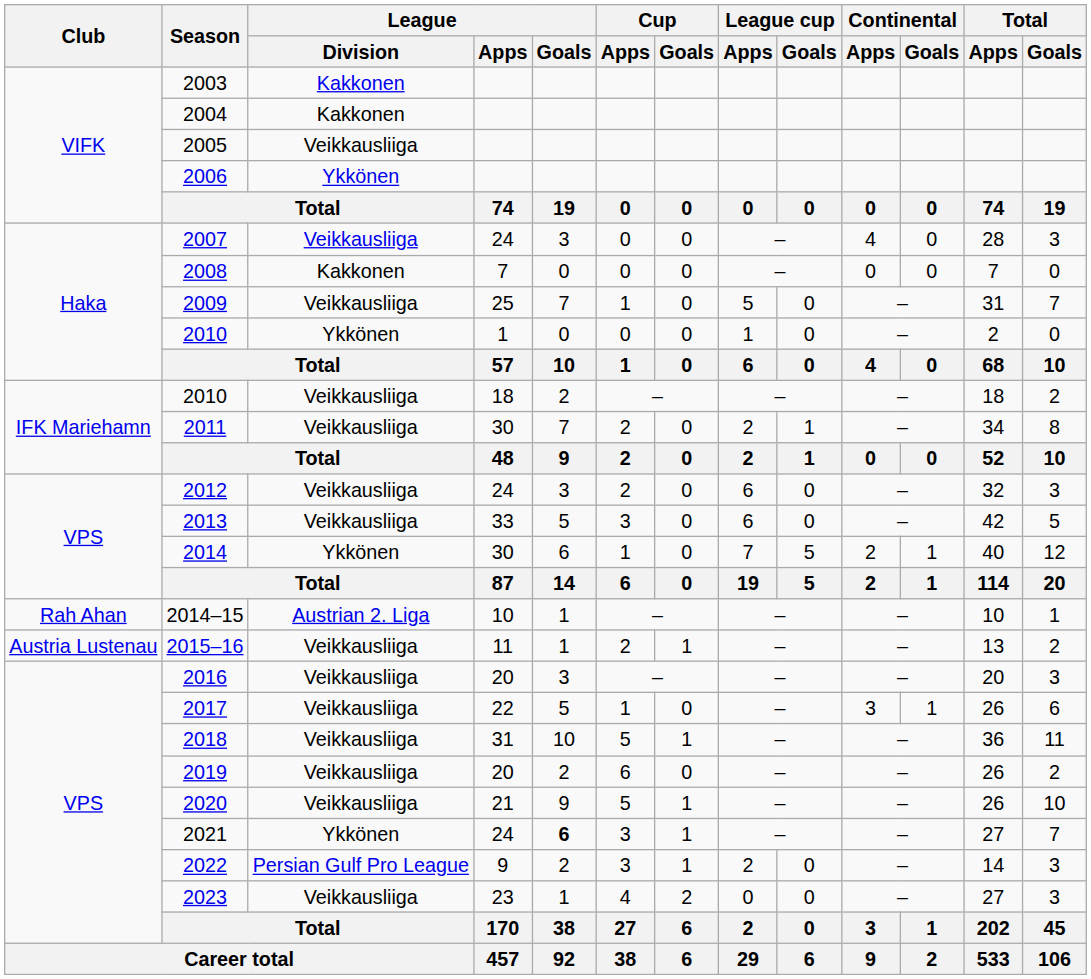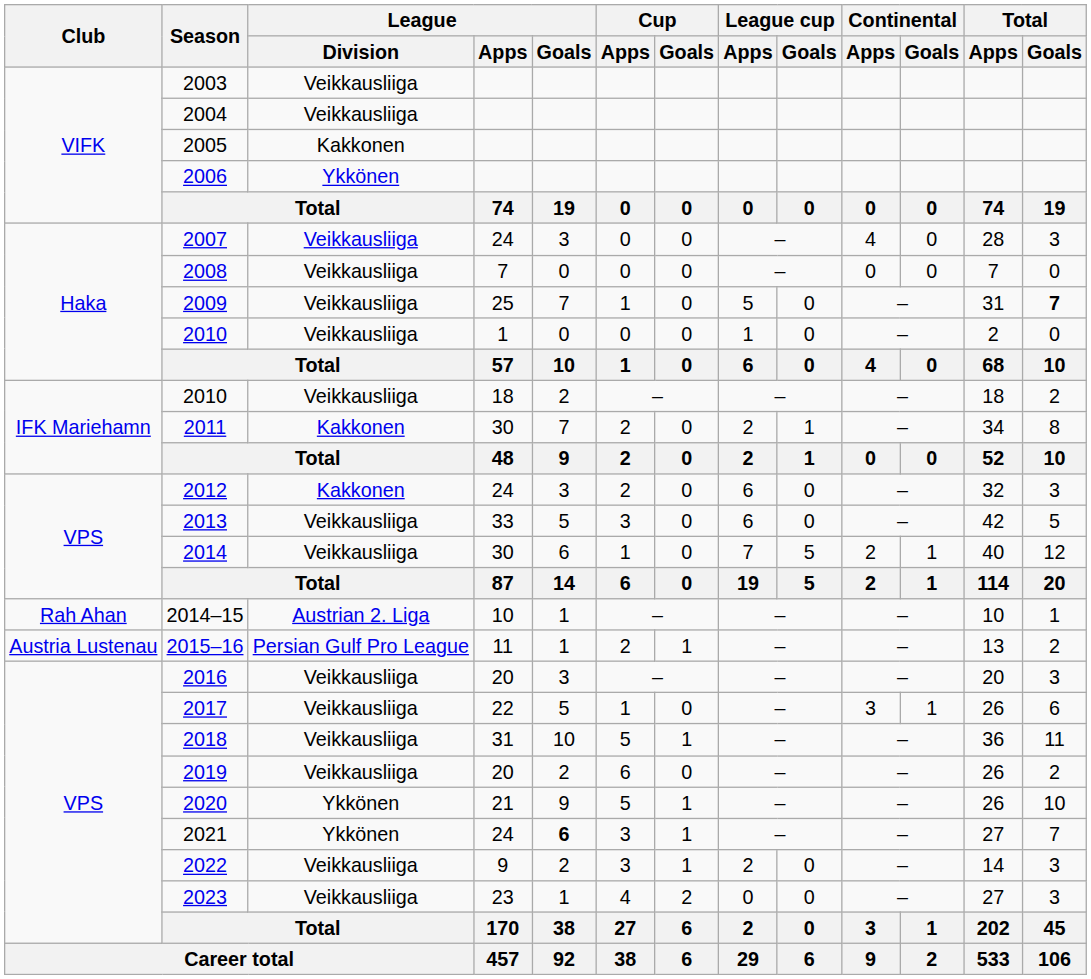(361, 83) Kakkonen -> (361, 83) Veikkausliiga
(361, 114) Kakkonen -> (361, 114) Veikkausliiga
(361, 146) Veikkausliiga -> (361, 146) Kakkonen
(361, 271) Kakkonen -> (361, 271) Veikkausliiga
(1054, 302) normal -> (1054, 302) bold
(361, 333) Ykkönen -> (361, 333) Veikkausliiga
(361, 427) Veikkausliiga -> (361, 427) Kakkonen
(361, 490) Veikkausliiga -> (361, 490) Kakkonen
(361, 552) Ykkönen -> (361, 552) Veikkausliiga
(361, 646) Veikkausliiga -> (361, 646) Persian Gulf Pro League
(361, 803) Veikkausliiga -> (361, 803) Ykkönen
(361, 865) Persian Gulf Pro League -> (361, 865) Veikkausliiga
